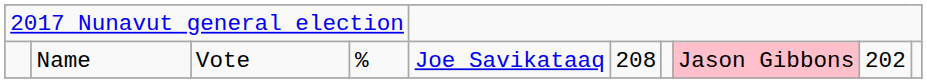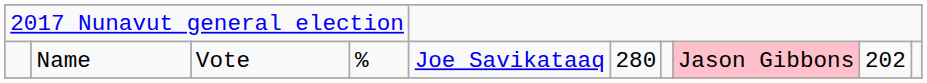(636, 60) 208 -> (636, 60) 280
